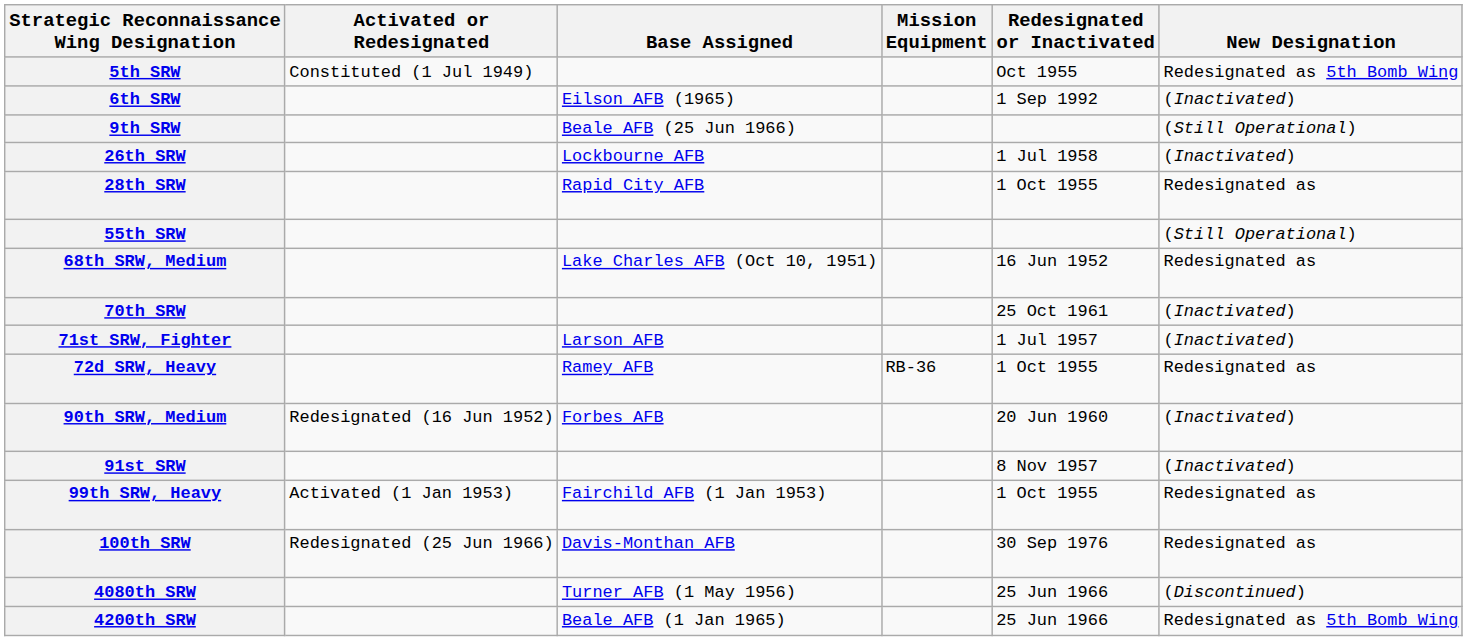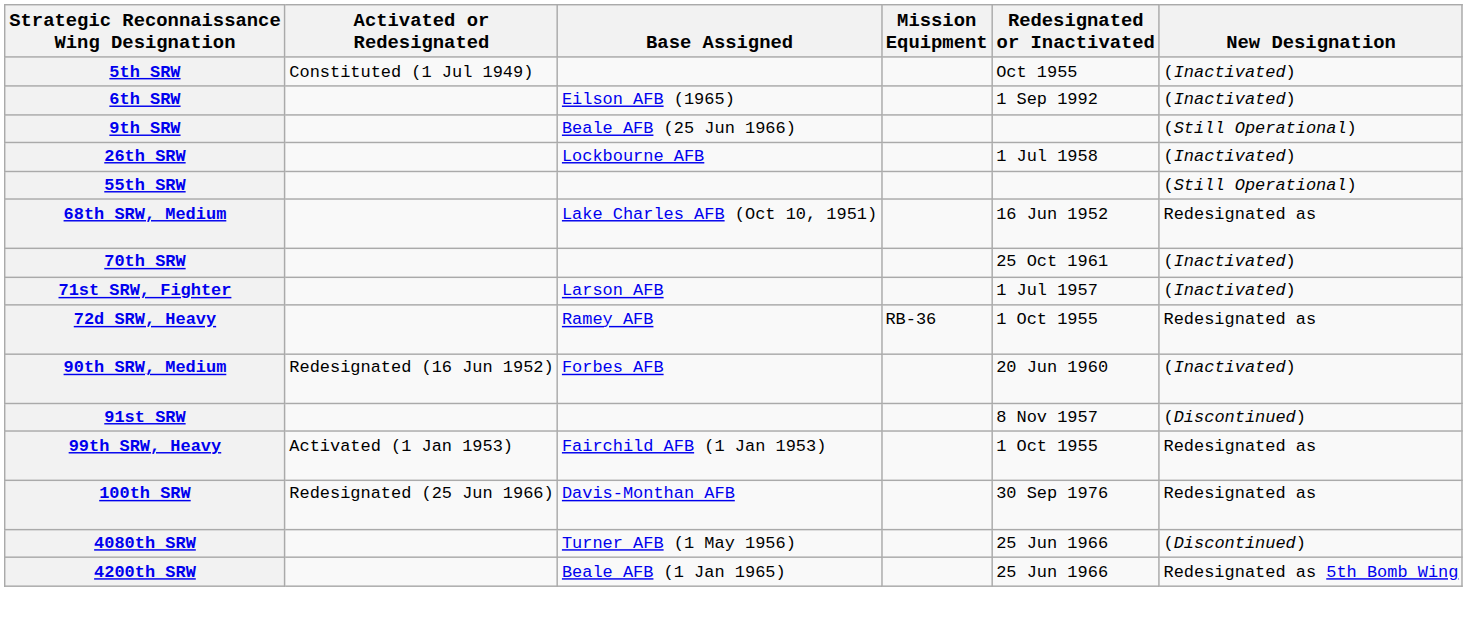(1311, 71) Redesignated as 5th Bomb Wing -> (1230, 71) (Inactivated)
- row: (145, 185)
(1230, 466) (Inactivated) -> (1235, 417) (Discontinued)
